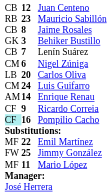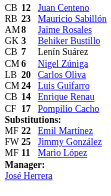(11, 30) CB -> (12, 30) AM
(12, 97) AM -> (11, 97) CB
- row: (68, 108)
(11, 119) paleturquoise background -> (11, 108) no background
(26, 119) 16 -> (26, 108) 17
